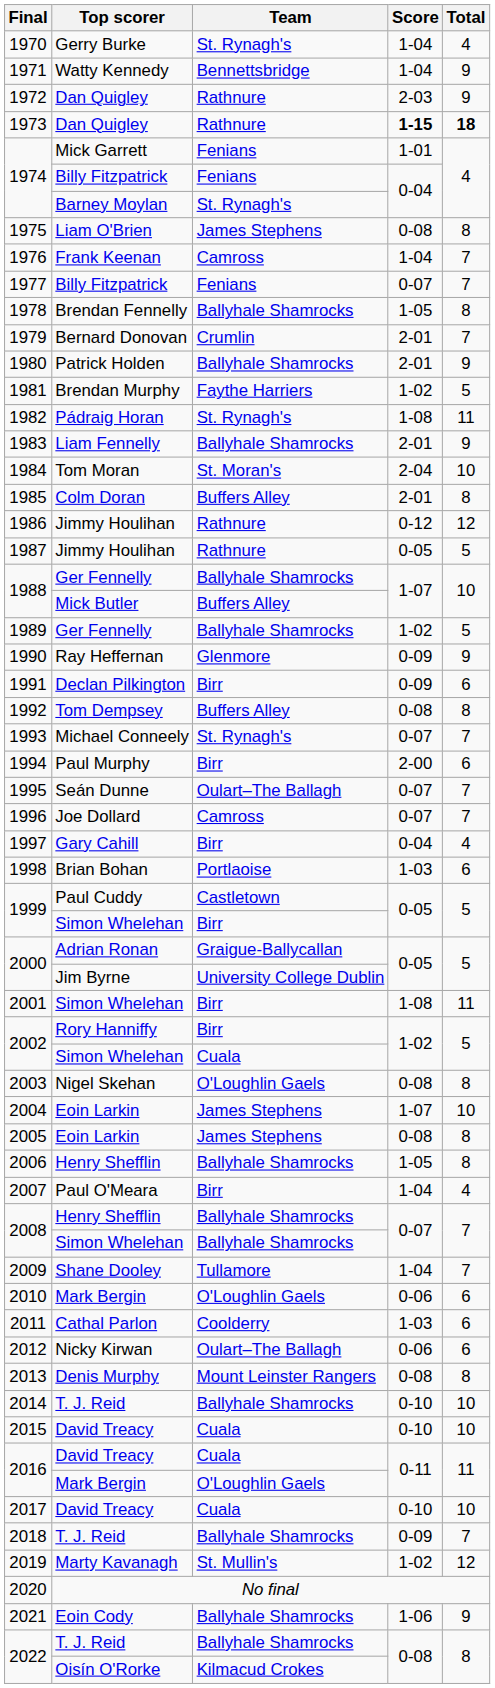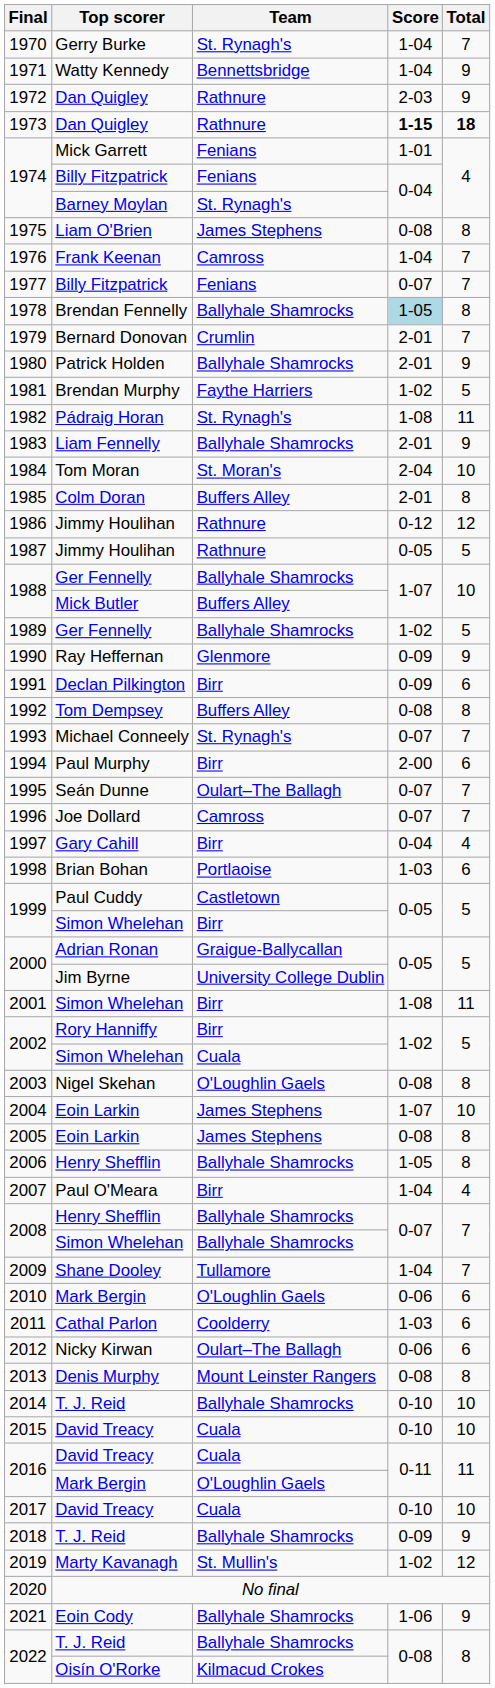(466, 44) 4 -> (466, 44) 7
(415, 310) no background -> (415, 310) lightblue background
(466, 1536) 7 -> (466, 1536) 9
